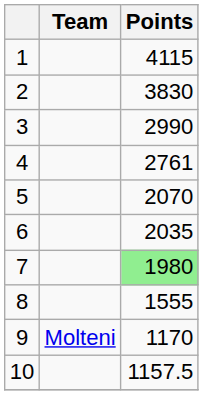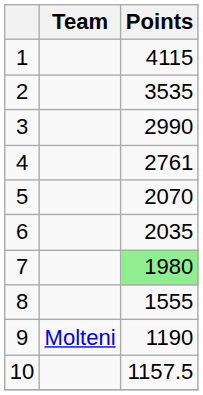(169, 92) 3830 -> (169, 92) 3535
(170, 337) 1170 -> (170, 337) 1190
